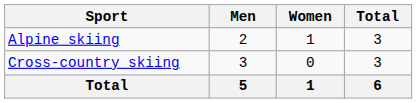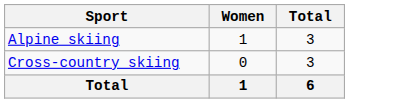- column: (243, 16)
